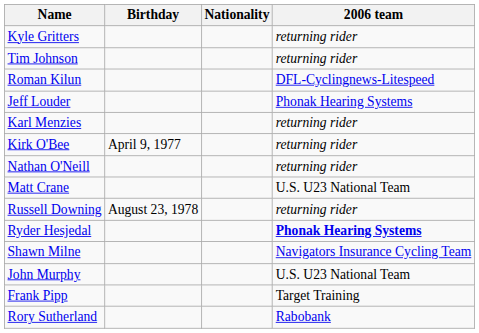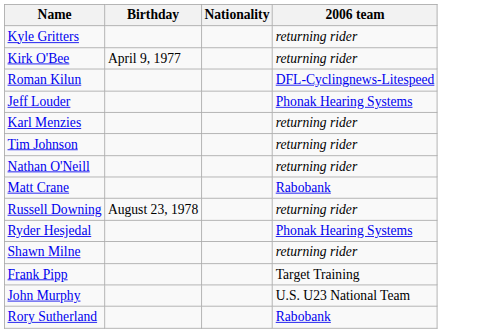rows swapped: (43, 58) <-> (38, 144)
(343, 187) U.S. U23 National Team -> (303, 187) Rabobank
(349, 230) bold -> (344, 230) normal
(374, 252) Navigators Insurance Cycling Team -> (316, 252) returning rider
rows swapped: (44, 274) <-> (38, 295)
